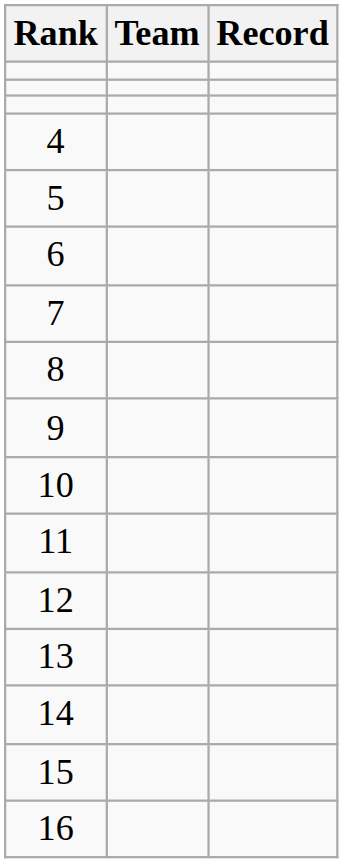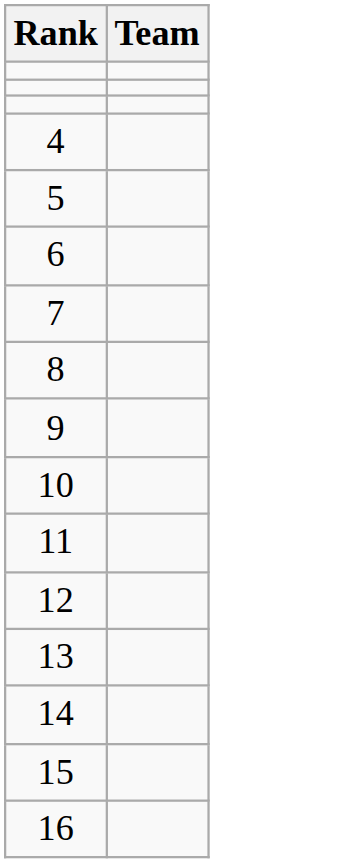- column: (273, 33)
